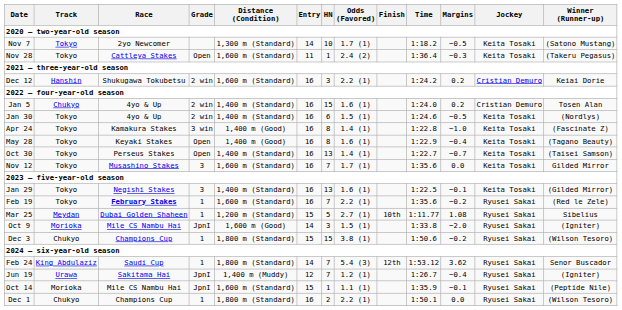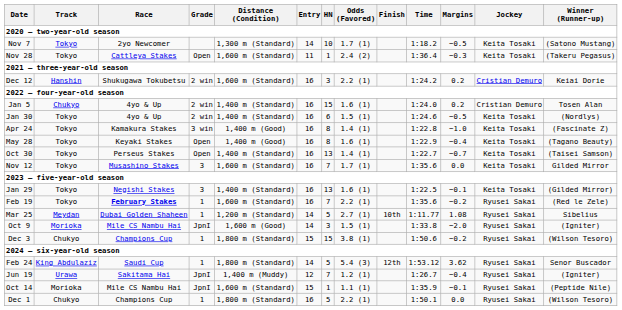(309, 214) 15 -> (309, 214) 14
(328, 263) 7 -> (328, 263) 5
(328, 299) 2 -> (328, 299) 5
